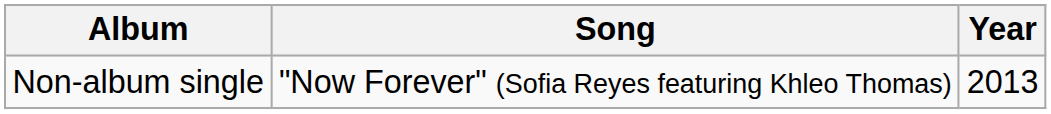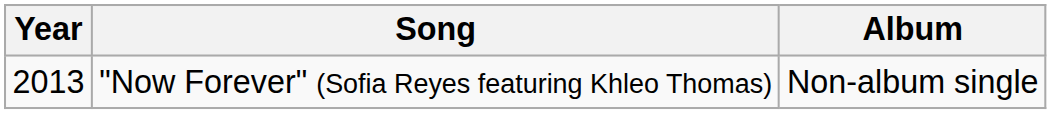columns swapped: (1003, 30) <-> (138, 30)
